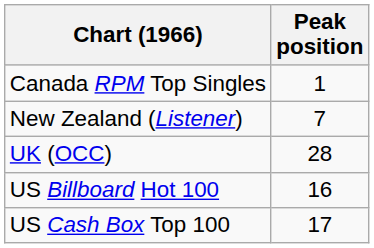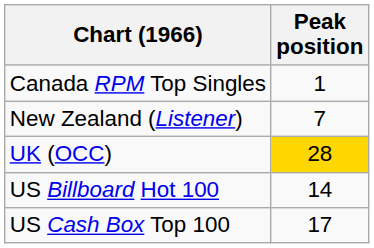(320, 154) no background -> (320, 154) gold background
(320, 189) 16 -> (320, 189) 14
